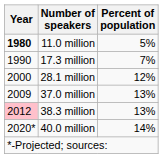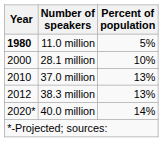- row: (68, 60)
(144, 77) 12% -> (144, 60) 10%
(19, 94) 2009 -> (19, 77) 2010
(19, 111) pink background -> (19, 94) no background
